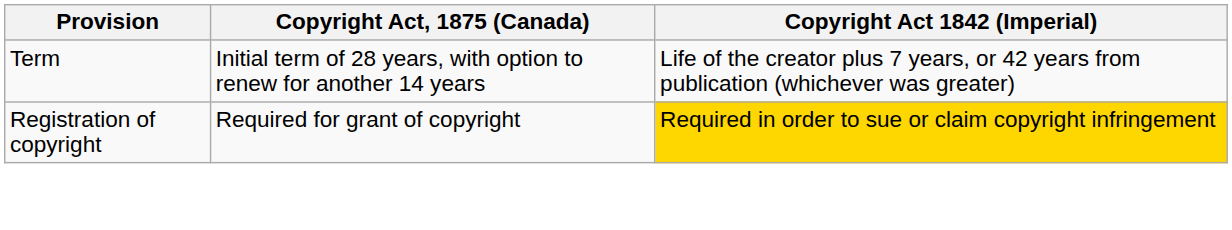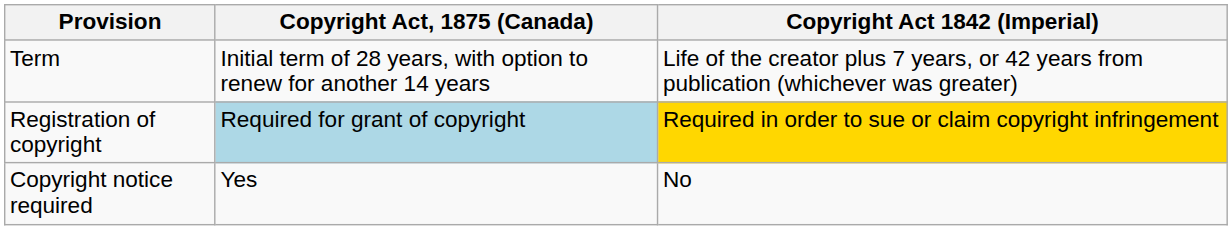(368, 119) no background -> (373, 119) lightblue background
+ row: (91, 193)
